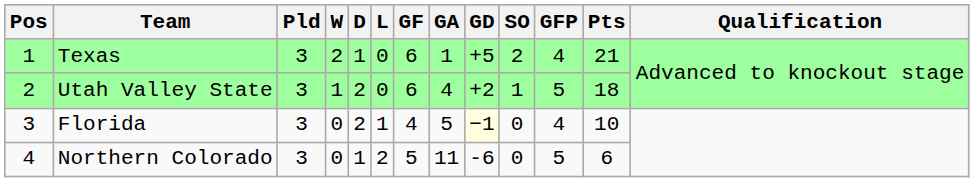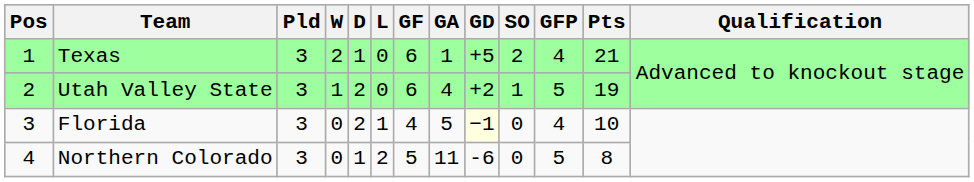(607, 91) 18 -> (607, 91) 19
(607, 159) 6 -> (607, 159) 8
